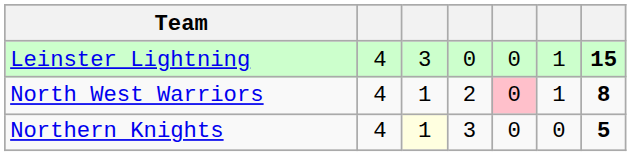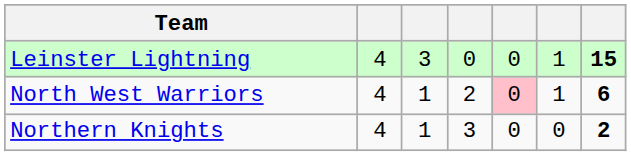(604, 95) 8 -> (604, 95) 6
(425, 132) lightyellow background -> (425, 132) no background
(604, 132) 5 -> (604, 132) 2
